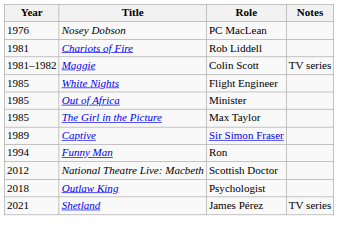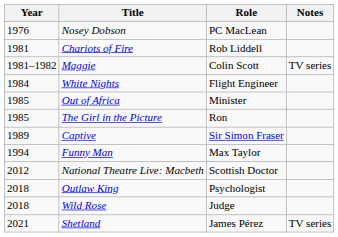(18, 83) 1985 -> (18, 83) 1984
(235, 118) Max Taylor -> (218, 118) Ron
(218, 153) Ron -> (235, 153) Max Taylor
+ row: (84, 205)
